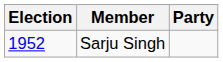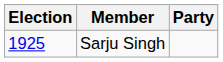(27, 43) 1952 -> (27, 43) 1925
